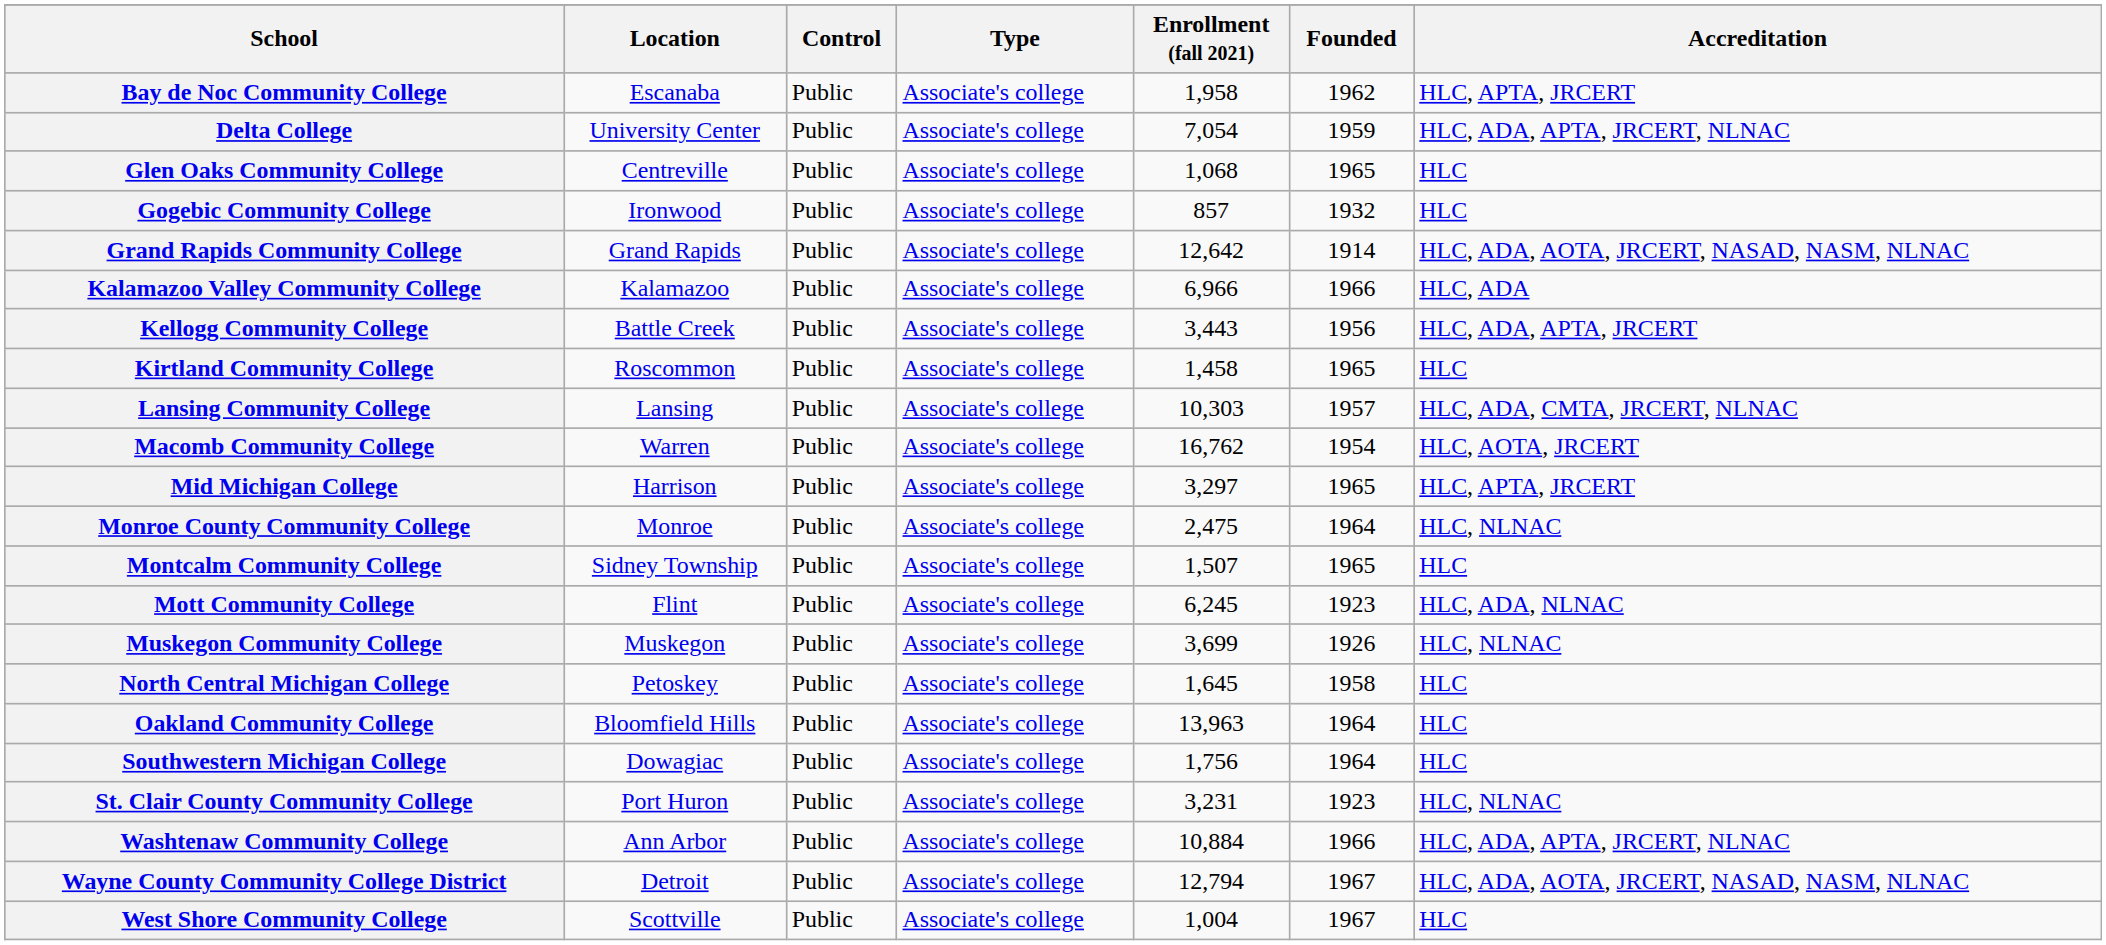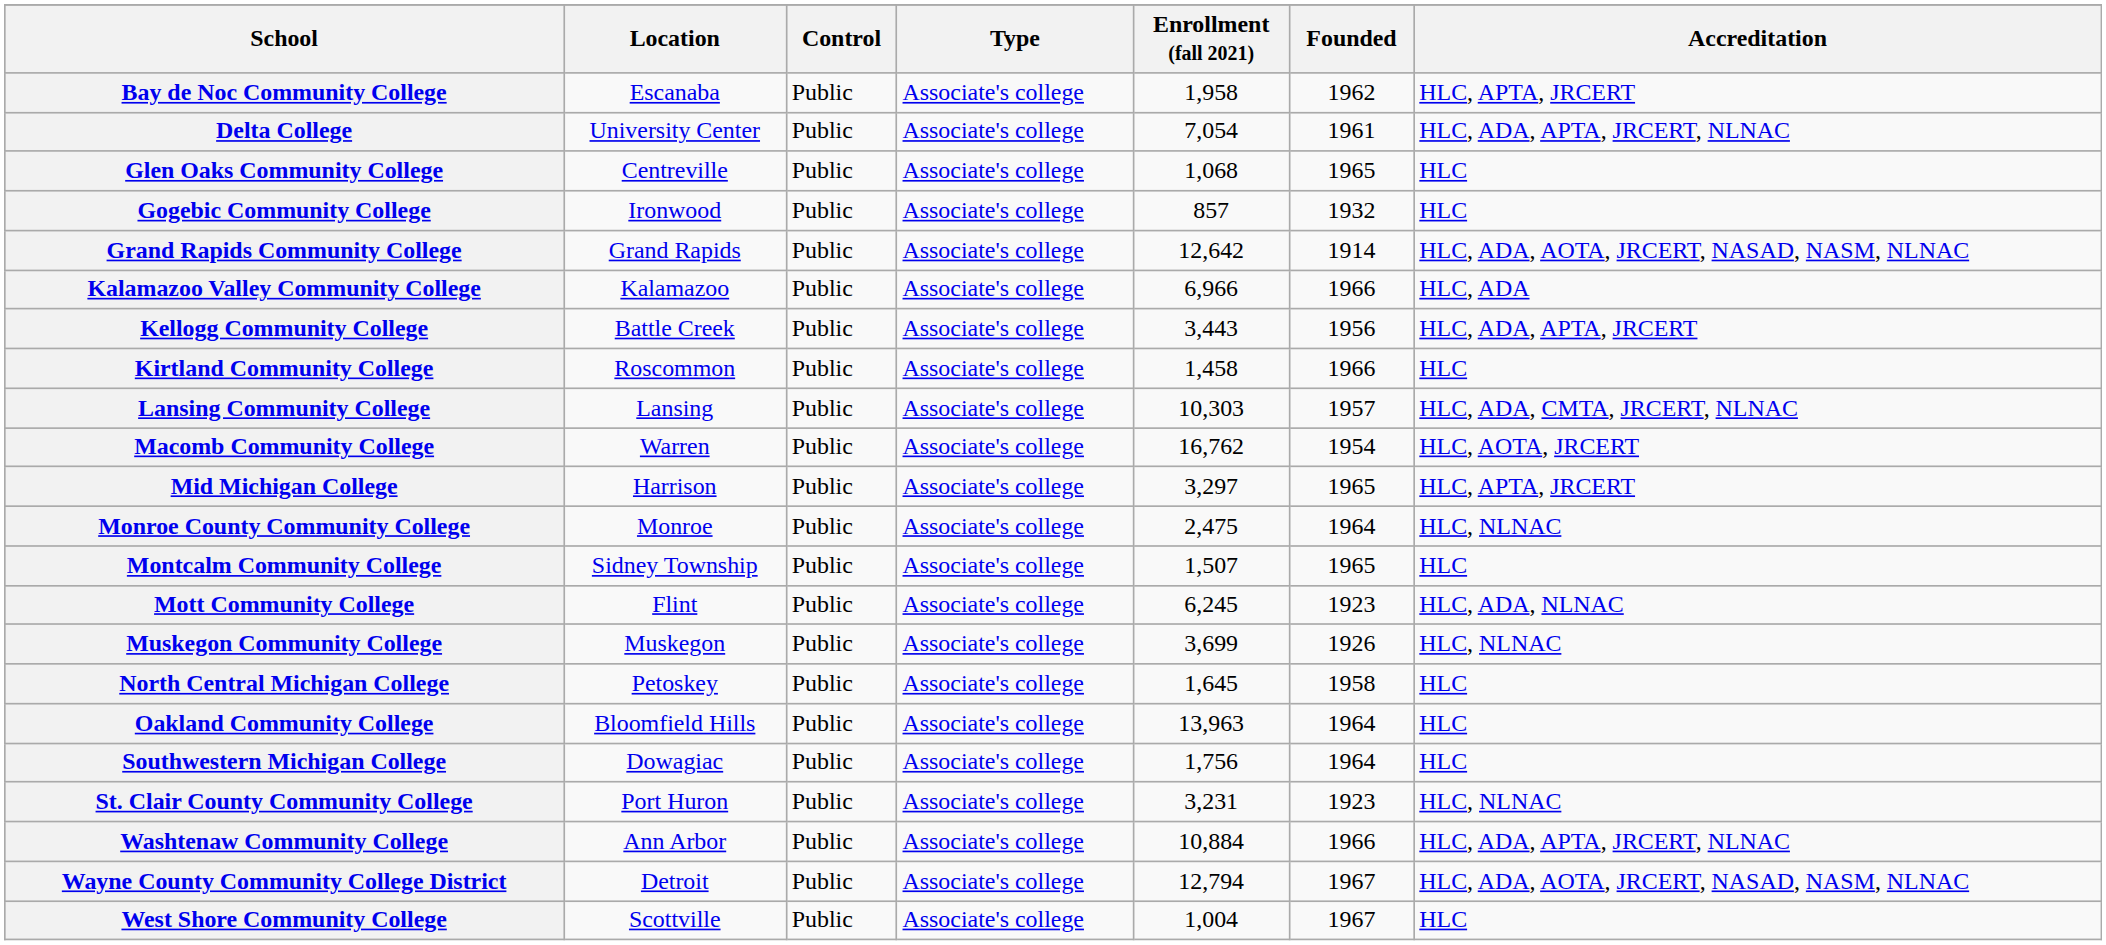(1352, 131) 1959 -> (1352, 131) 1961
(1352, 368) 1965 -> (1352, 368) 1966
